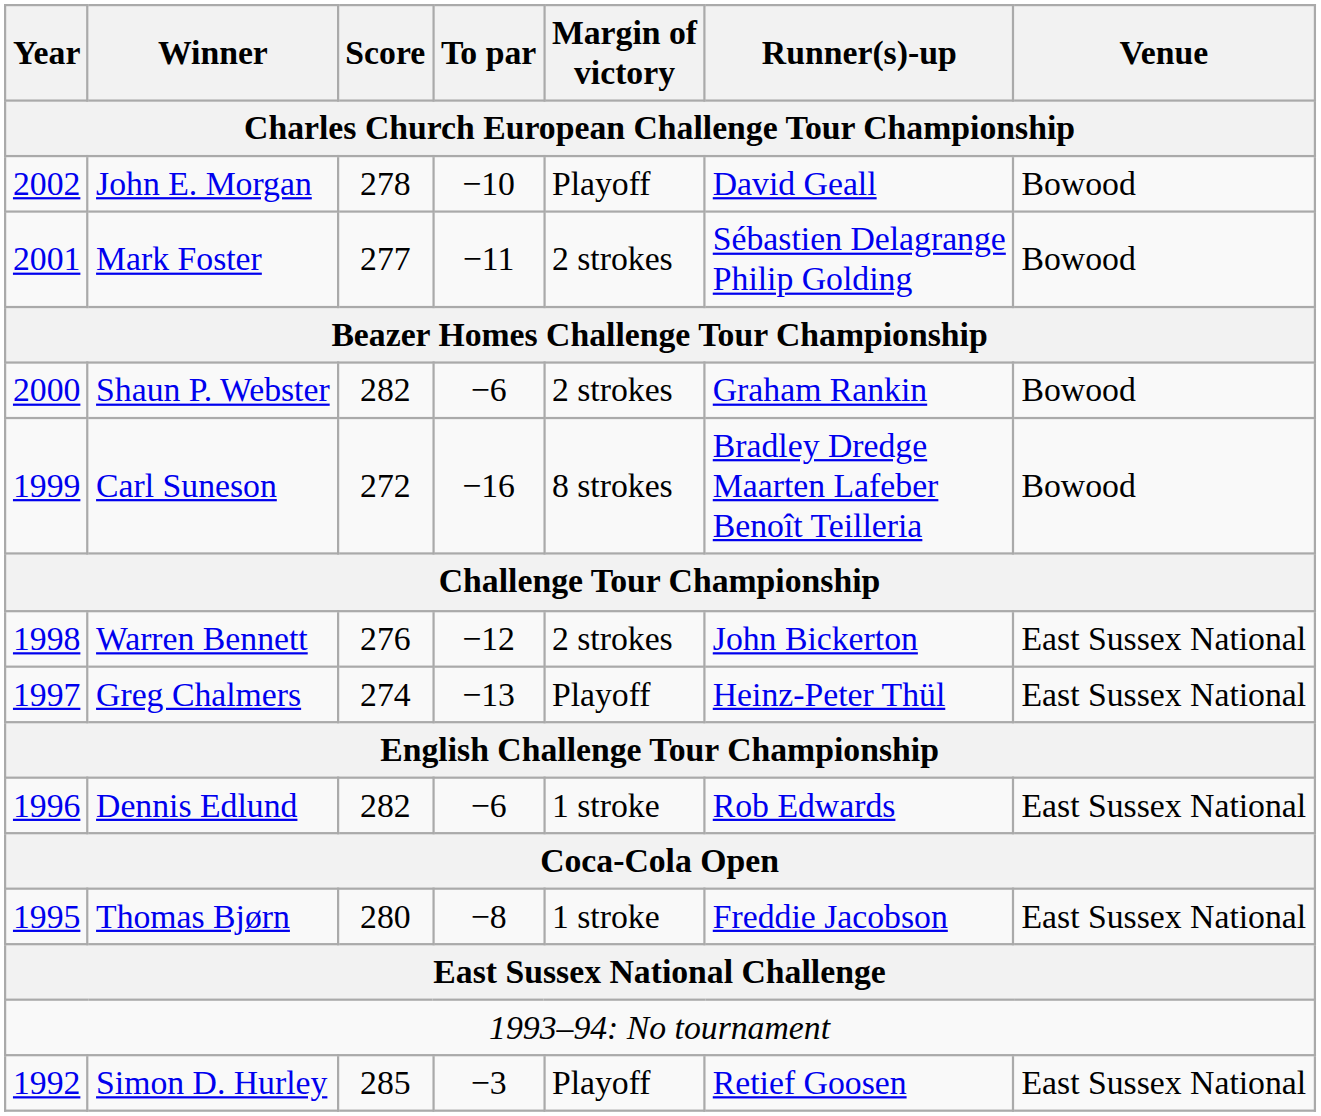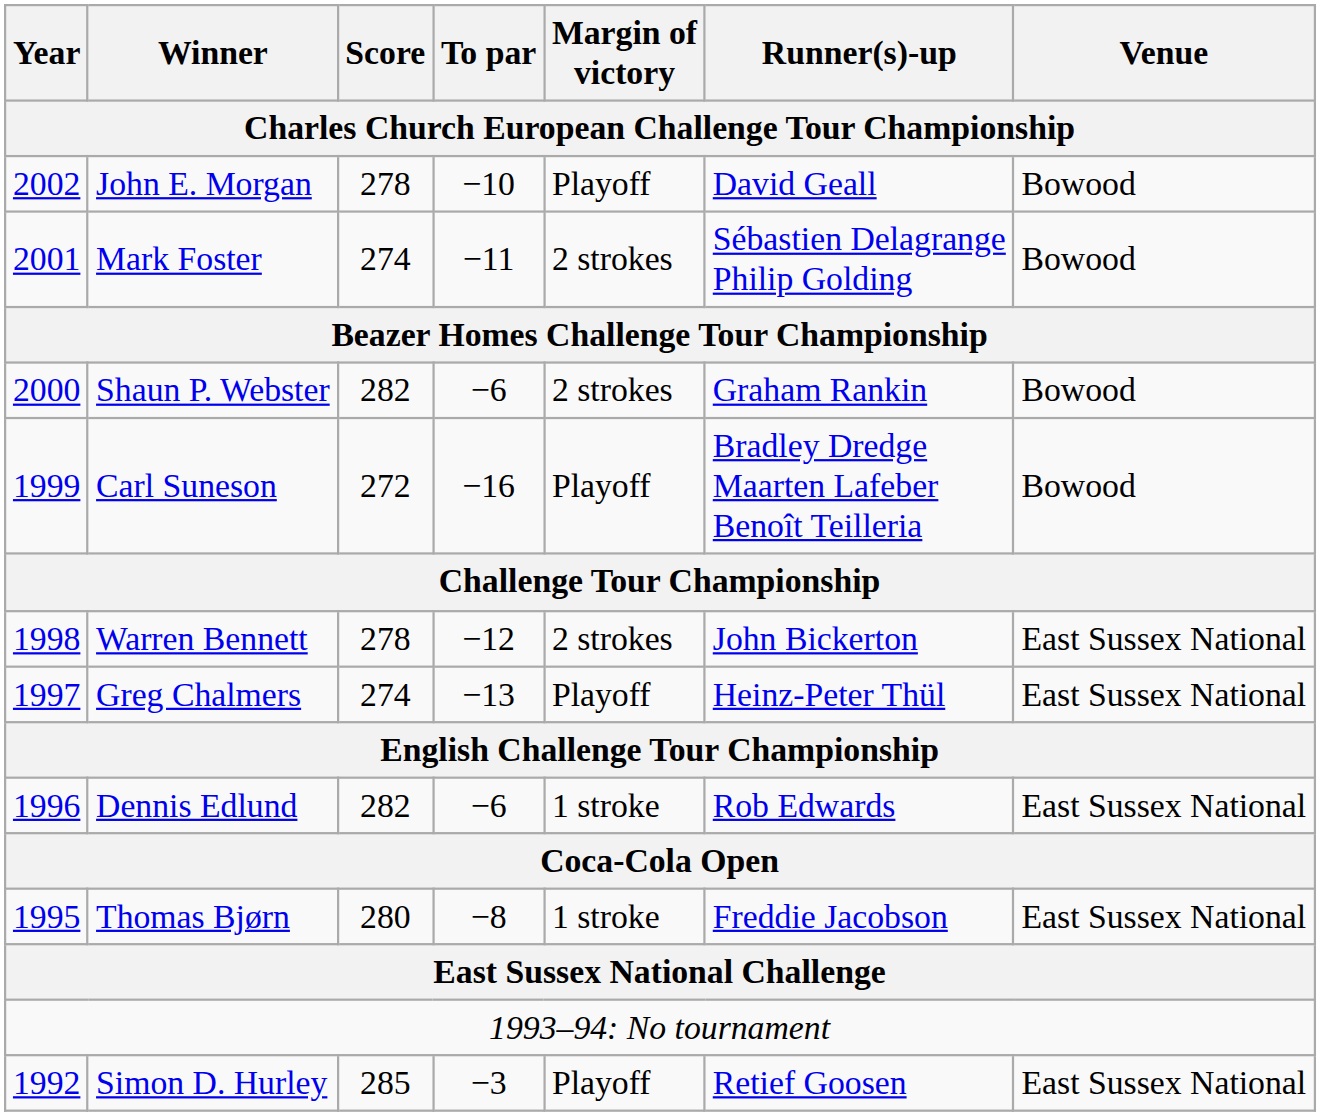(385, 259) 277 -> (385, 259) 274
(612, 486) 8 strokes -> (601, 486) Playoff
(385, 637) 276 -> (385, 637) 278
